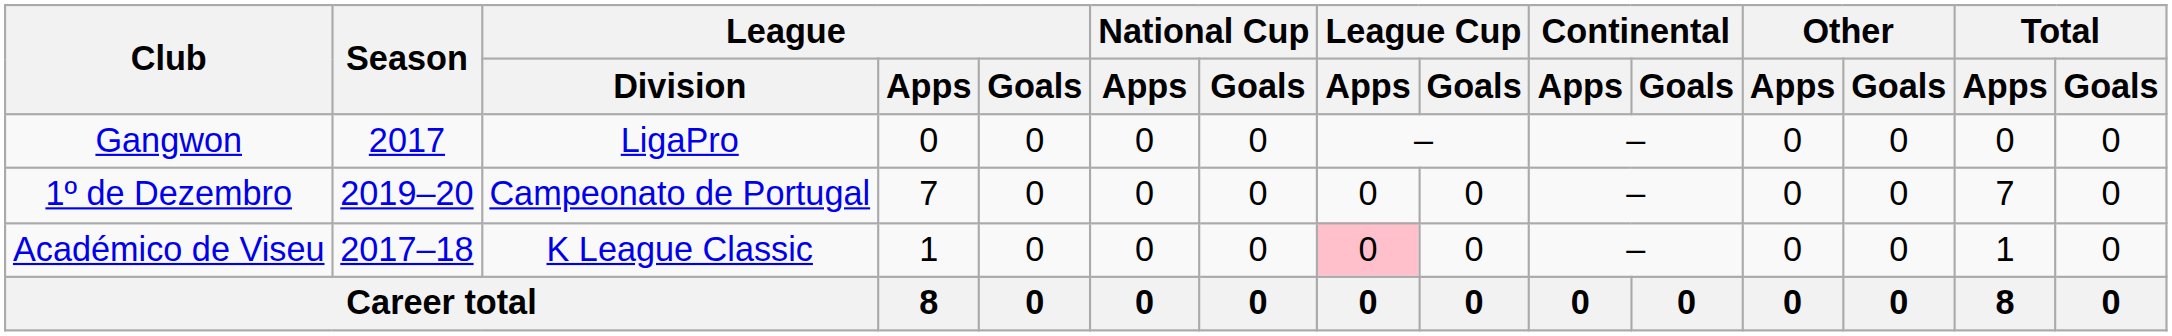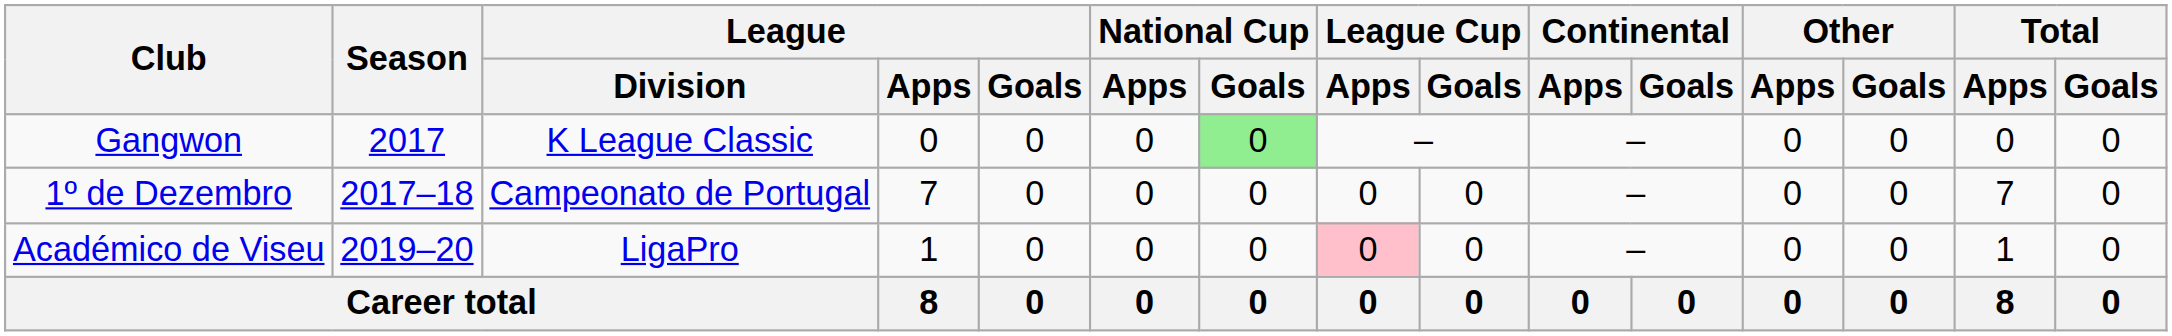(680, 140) LigaPro -> (680, 140) K League Classic
(1258, 140) no background -> (1258, 140) lightgreen background
(407, 194) 2019–20 -> (407, 194) 2017–18
(407, 248) 2017–18 -> (407, 248) 2019–20
(680, 248) K League Classic -> (680, 248) LigaPro
